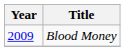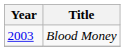(21, 35) 2009 -> (21, 35) 2003
